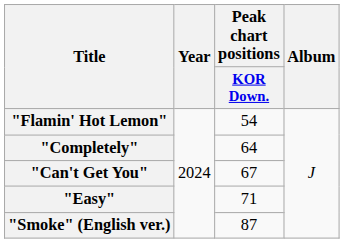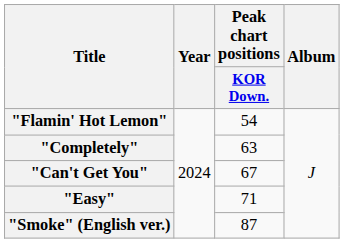(249, 147) 64 -> (249, 147) 63
